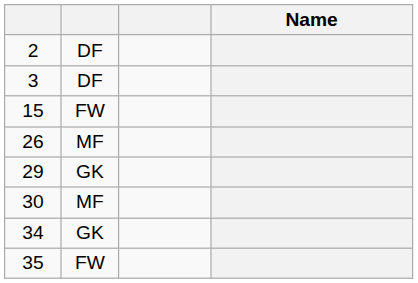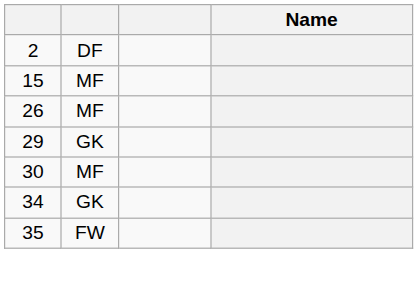- row: (33, 80)
(90, 111) FW -> (90, 80) MF
